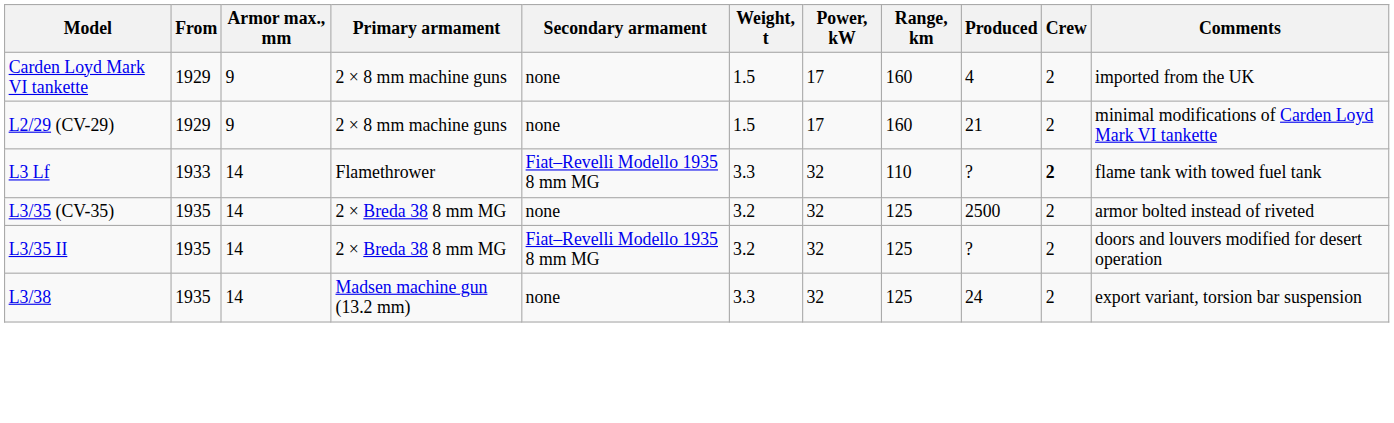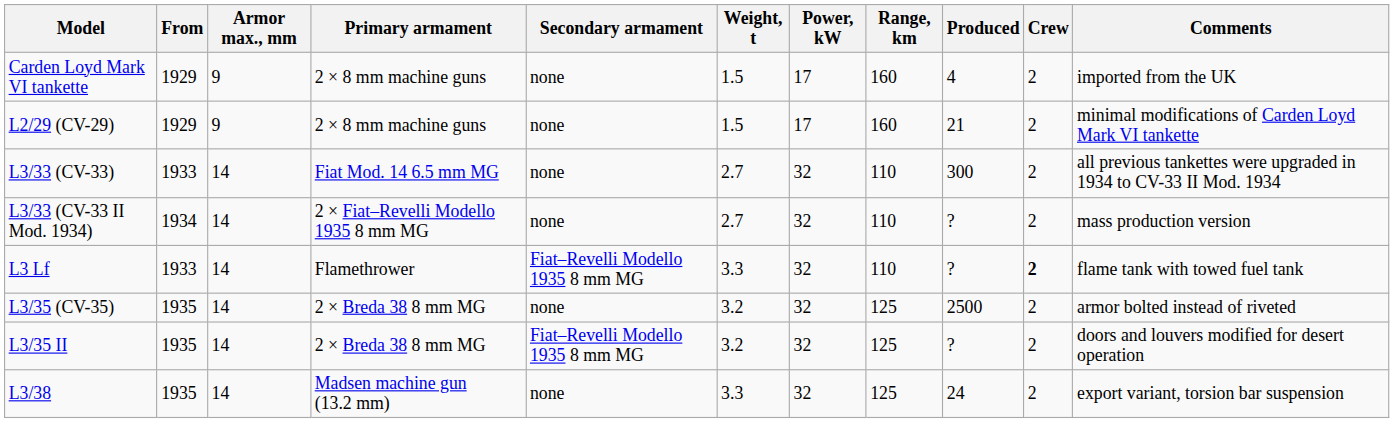+ row: (61, 173)
+ row: (67, 221)
